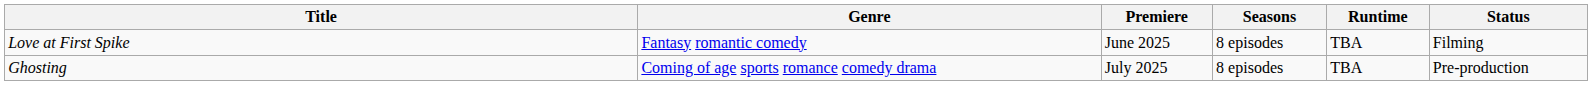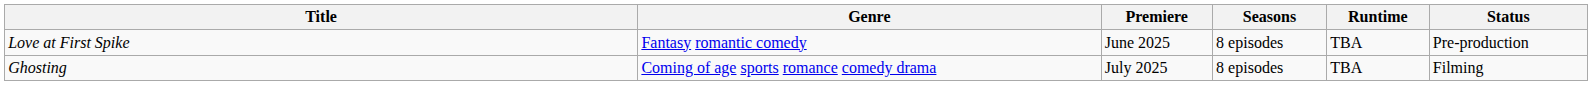(1458, 42) Filming -> (1481, 42) Pre-production
(1481, 67) Pre-production -> (1458, 67) Filming
